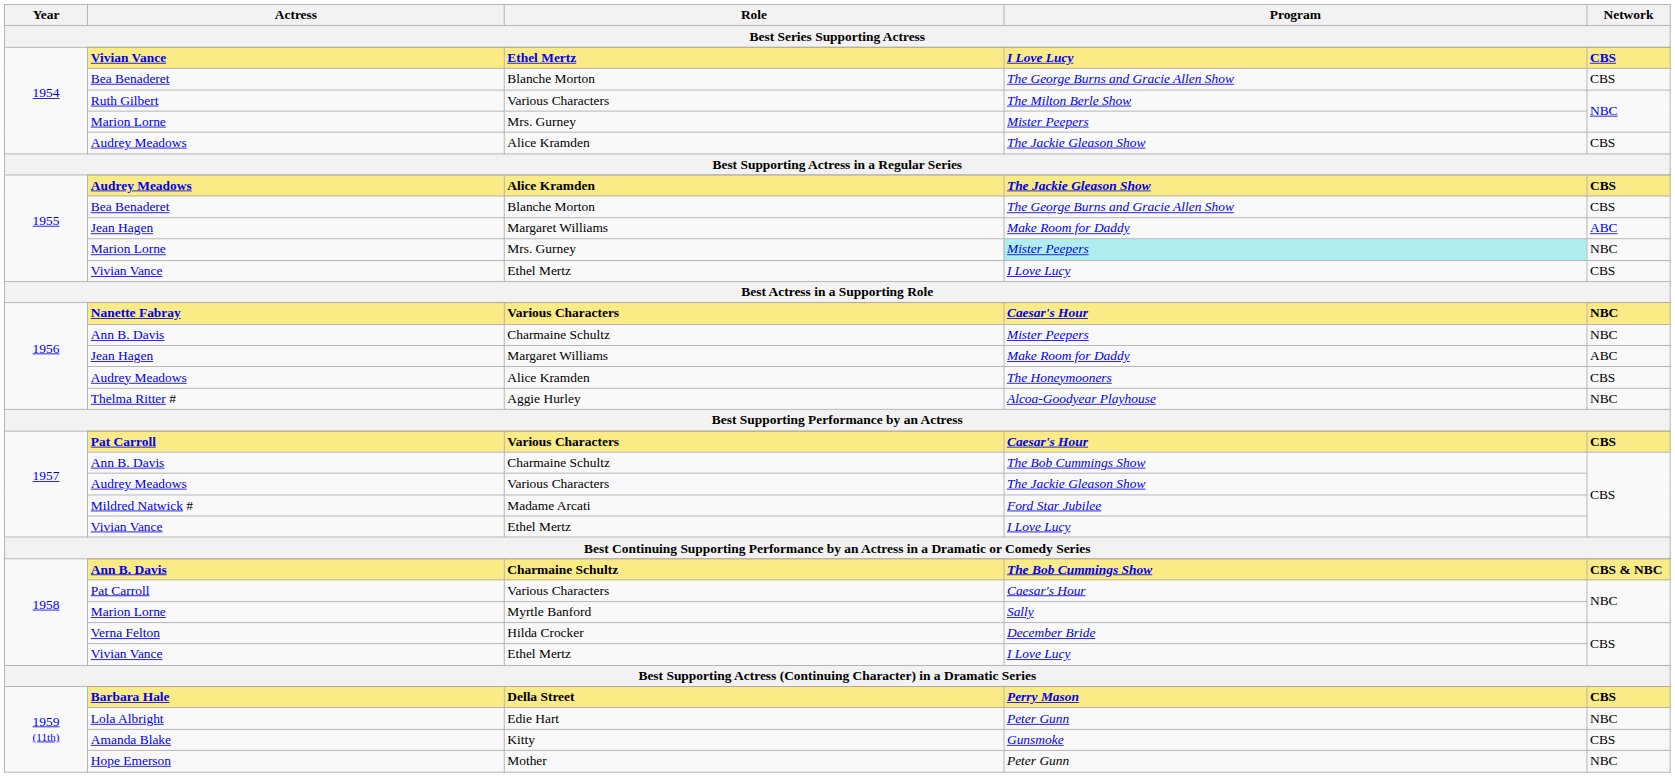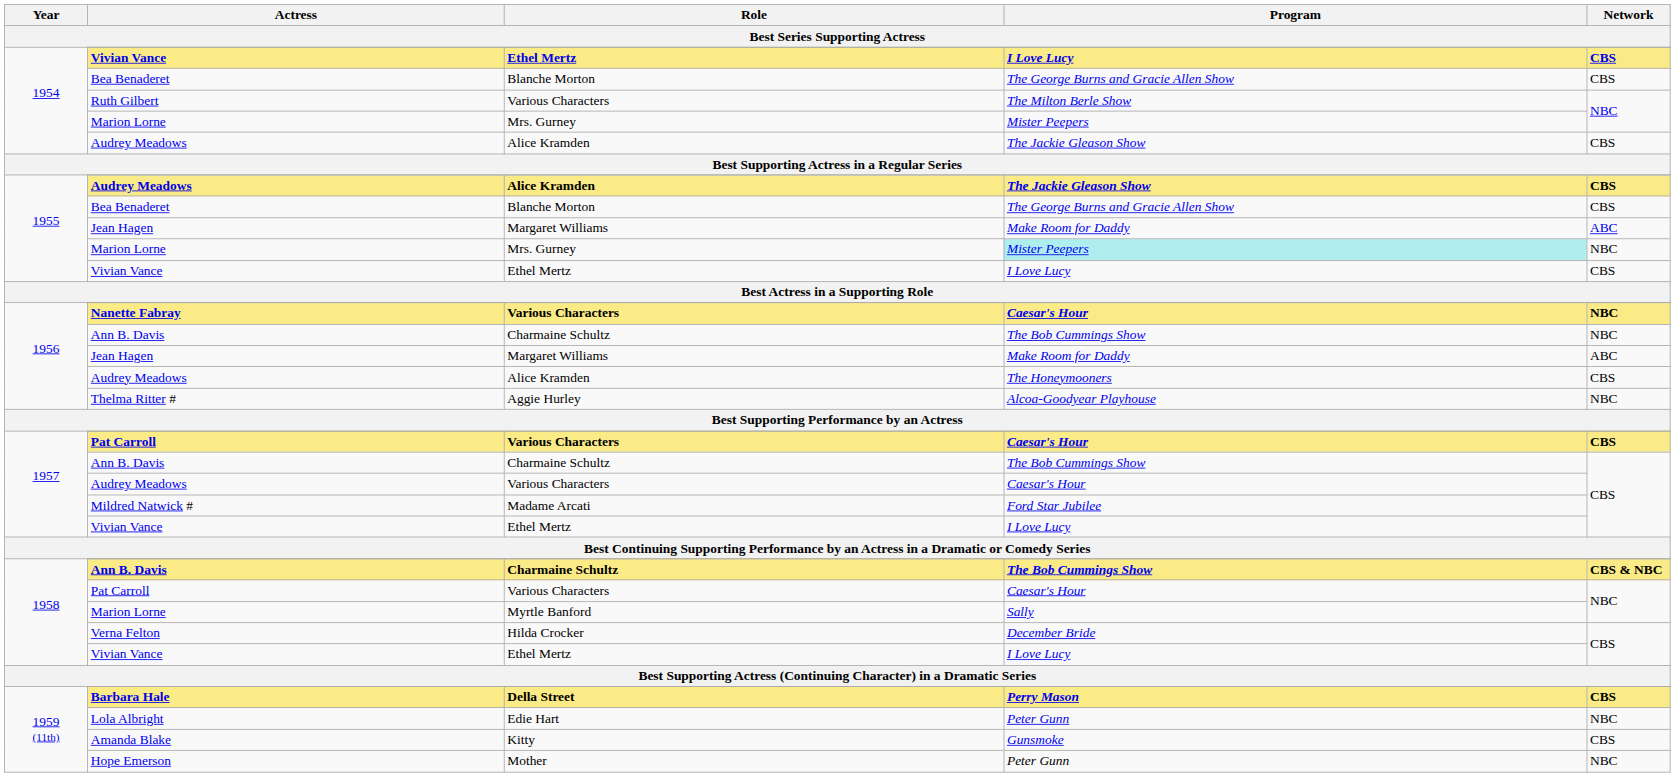(1048, 334) Mister Peepers -> (1076, 334) The Bob Cummings Show
(1076, 484) The Jackie Gleason Show -> (1046, 484) Caesar's Hour
